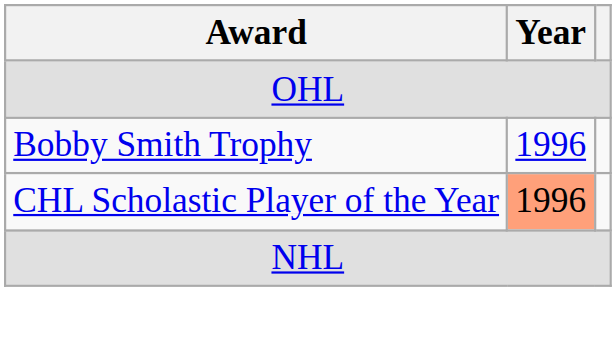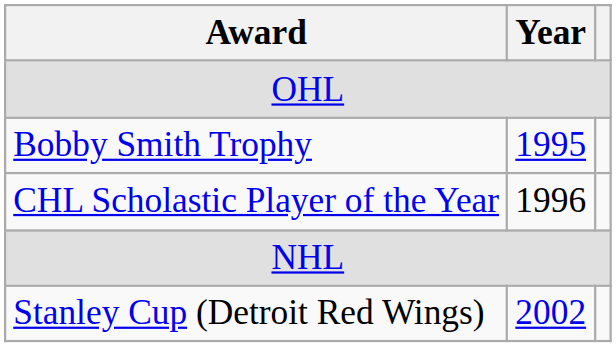(551, 144) 1996 -> (551, 144) 1995
(551, 200) lightsalmon background -> (551, 200) no background
+ row: (249, 312)
